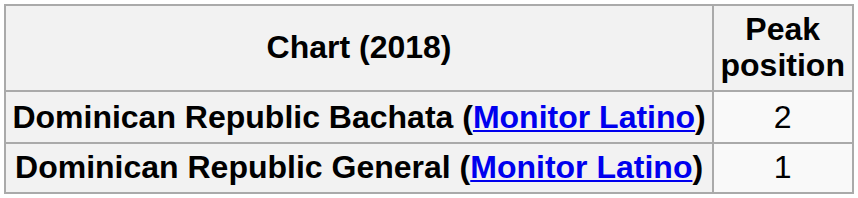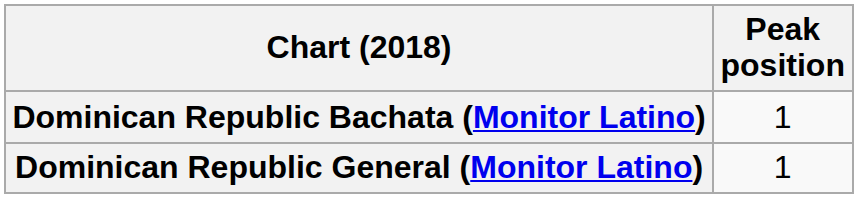(783, 116) 2 -> (783, 116) 1
